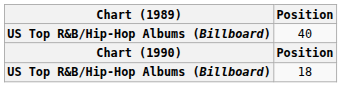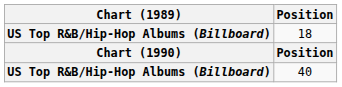rows swapped: (305, 33) <-> (305, 72)
